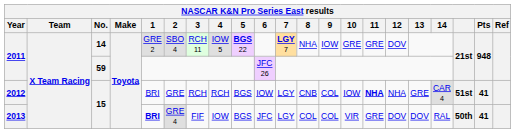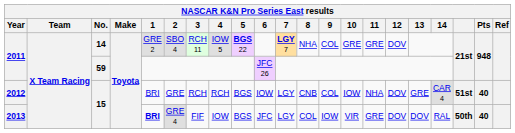(330, 44) IOW -> (330, 44) COL
(374, 92) bold -> (374, 92) normal
(397, 92) NHA -> (397, 92) DOV
(484, 92) 41 -> (484, 92) 40
(330, 116) COL -> (330, 116) IOW
(484, 116) 41 -> (484, 116) 40
